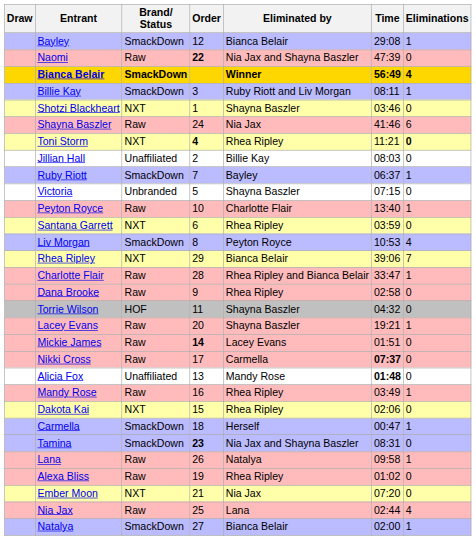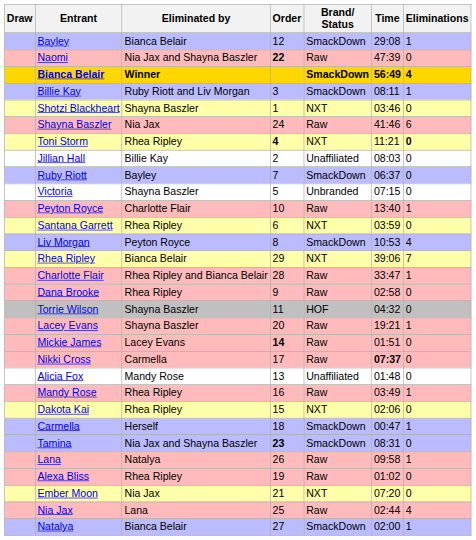columns swapped: (156, 18) <-> (297, 18)
(409, 175) 1 -> (409, 175) 0
(387, 376) bold -> (387, 376) normal
